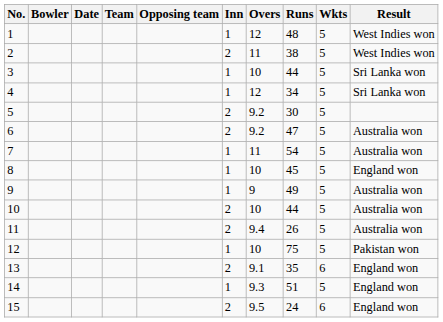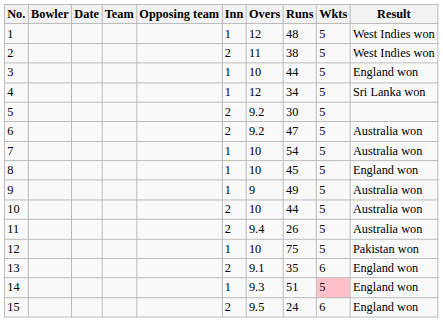(389, 72) Sri Lanka won -> (386, 72) England won
(255, 151) 11 -> (255, 151) 10
(322, 287) no background -> (322, 287) pink background
